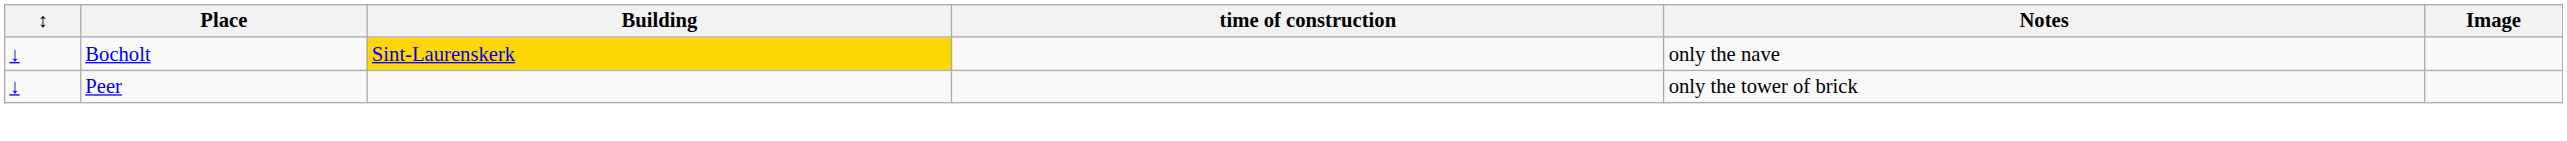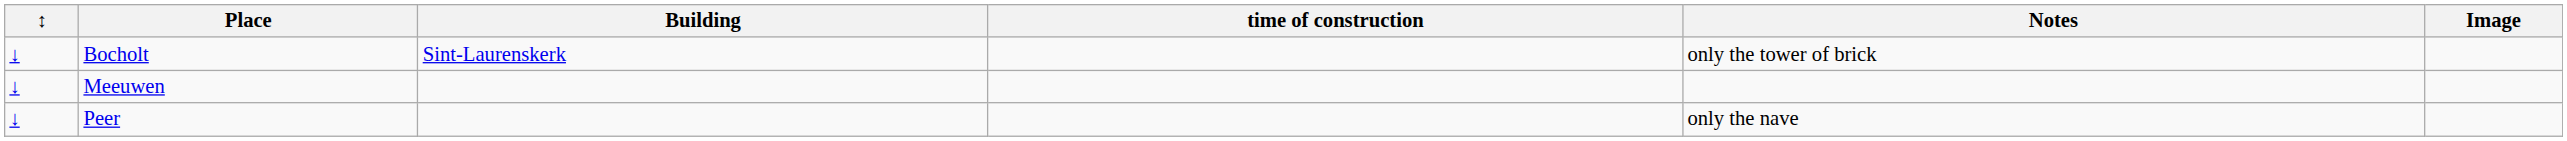(443, 53) gold background -> (494, 53) no background
(1724, 53) only the nave -> (1782, 53) only the tower of brick
+ row: (124, 86)
(1763, 86) only the tower of brick -> (1743, 119) only the nave
